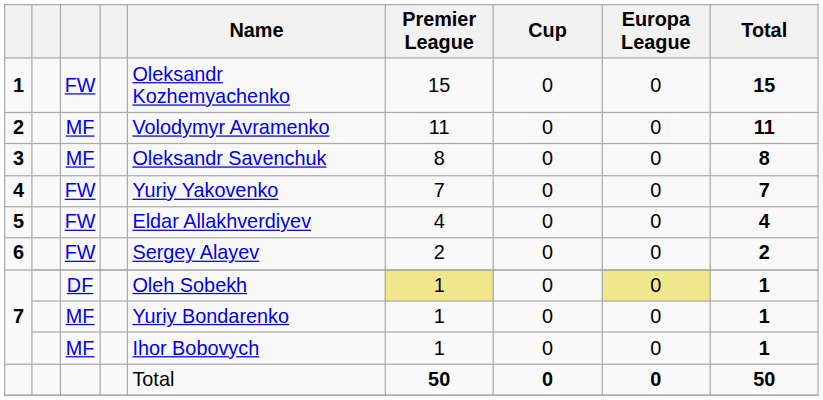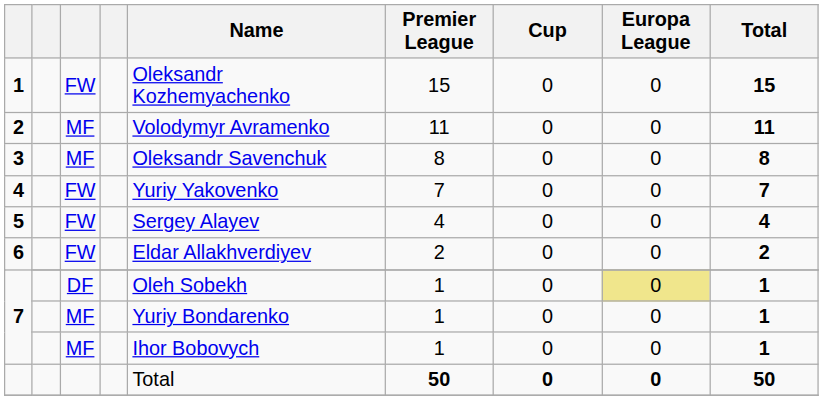(222, 222) Eldar Allakhverdiyev -> (196, 222) Sergey Alayev
(196, 253) Sergey Alayev -> (222, 253) Eldar Allakhverdiyev
(439, 285) khaki background -> (439, 285) no background
